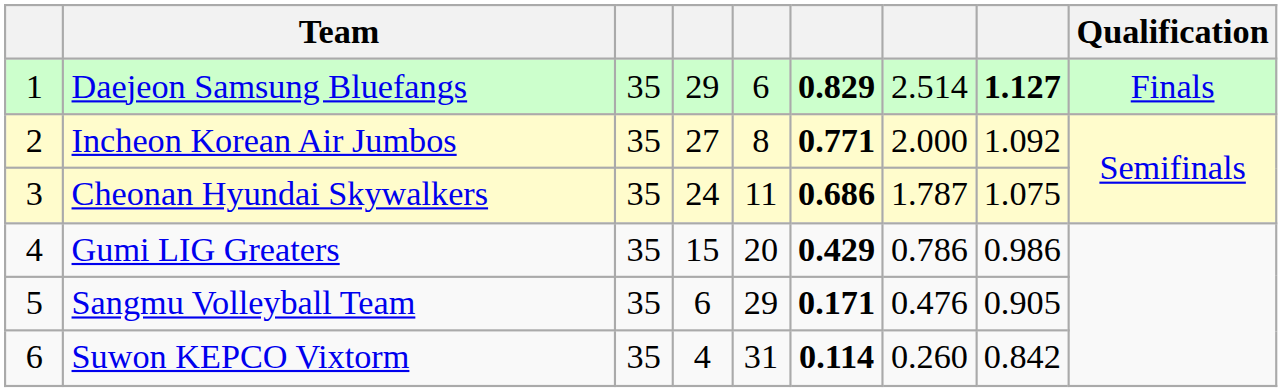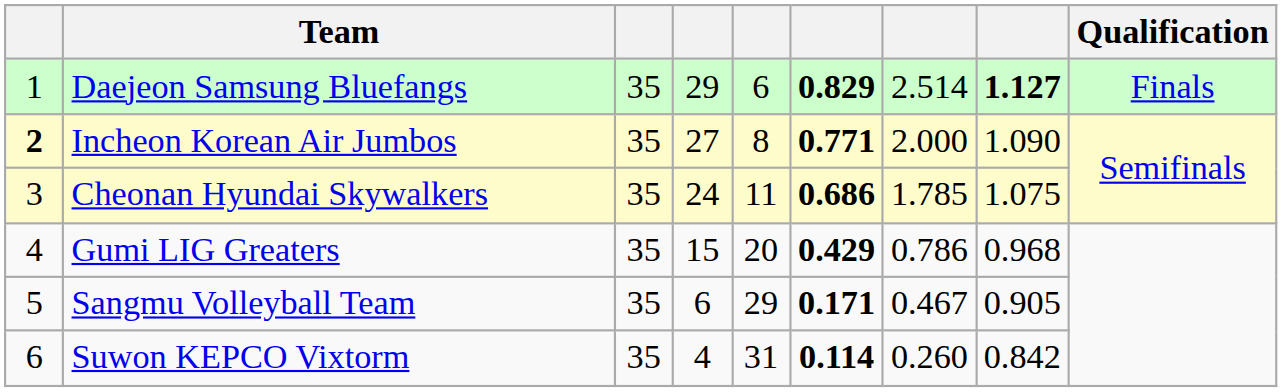(34, 140) normal -> (34, 140) bold
(1022, 140) 1.092 -> (1022, 140) 1.090
(929, 194) 1.787 -> (929, 194) 1.785
(1022, 248) 0.986 -> (1022, 248) 0.968
(929, 303) 0.476 -> (929, 303) 0.467
